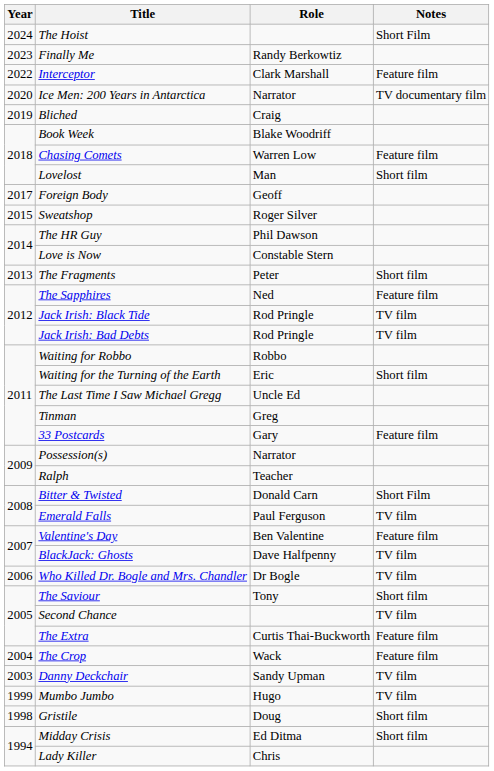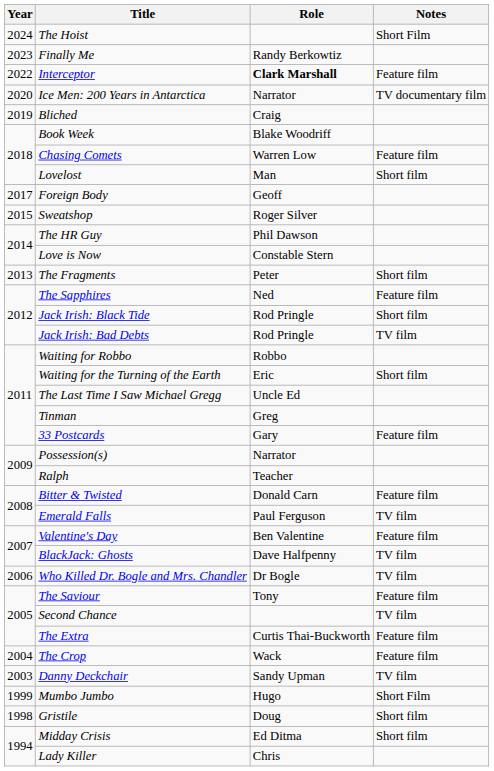(291, 74) normal -> (295, 74) bold
(396, 315) TV film -> (402, 315) Short film
(403, 495) Short Film -> (407, 495) Feature film
(402, 595) Short film -> (407, 595) Feature film
(396, 696) TV film -> (403, 696) Short Film
